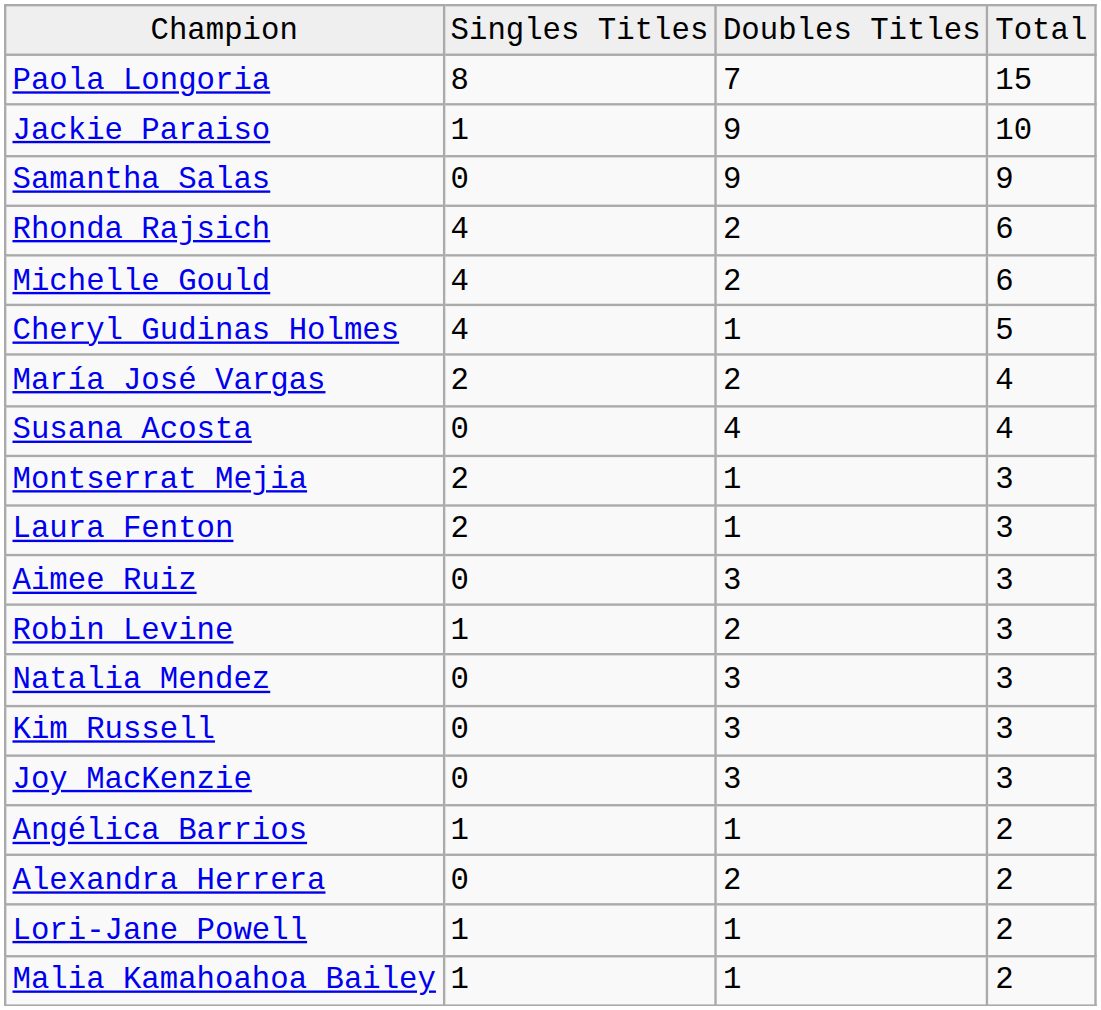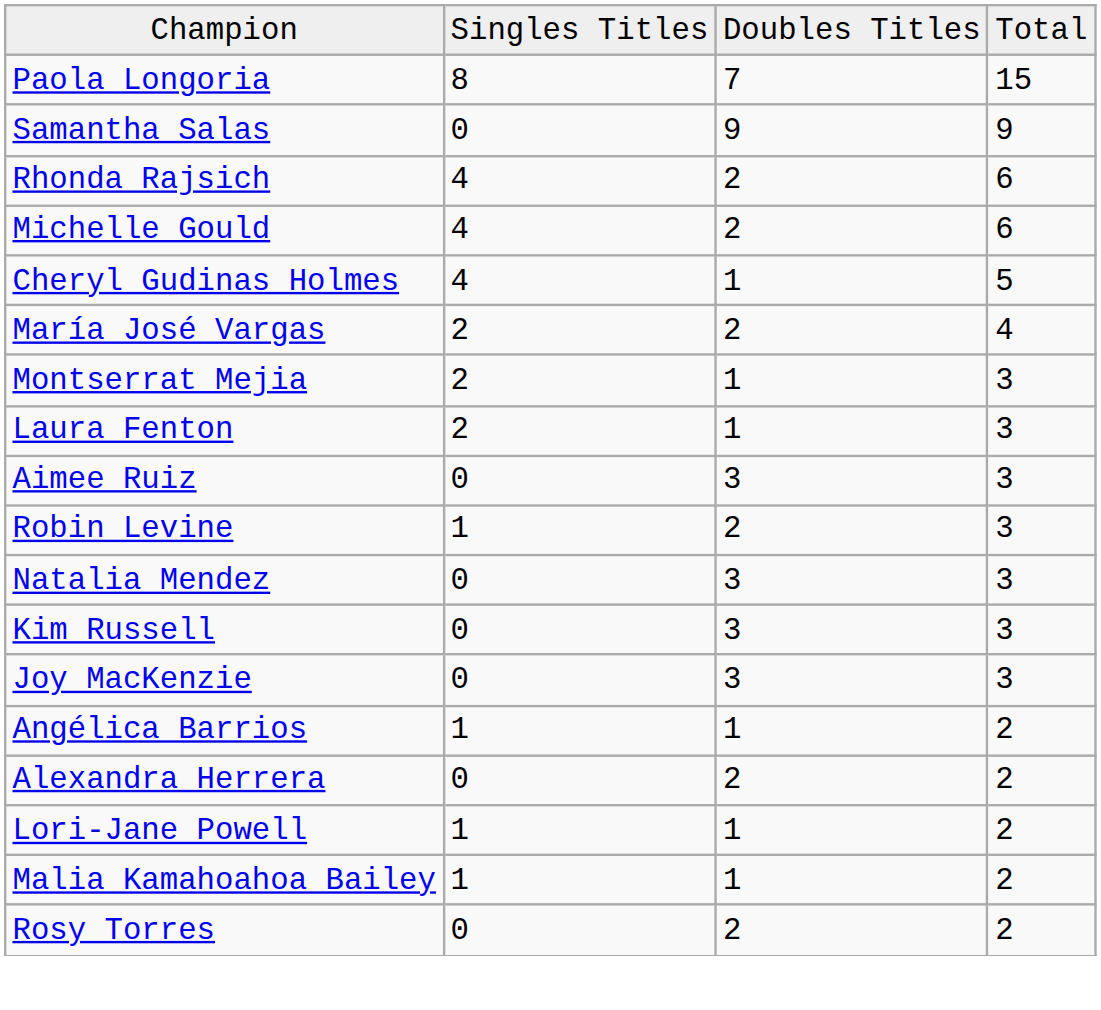- row: (141, 130)
- row: (132, 430)
+ row: (114, 930)
